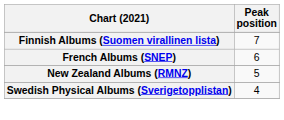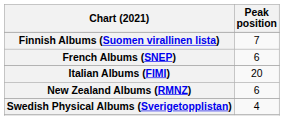+ row: (119, 73)
(257, 73) 5 -> (257, 90) 6
